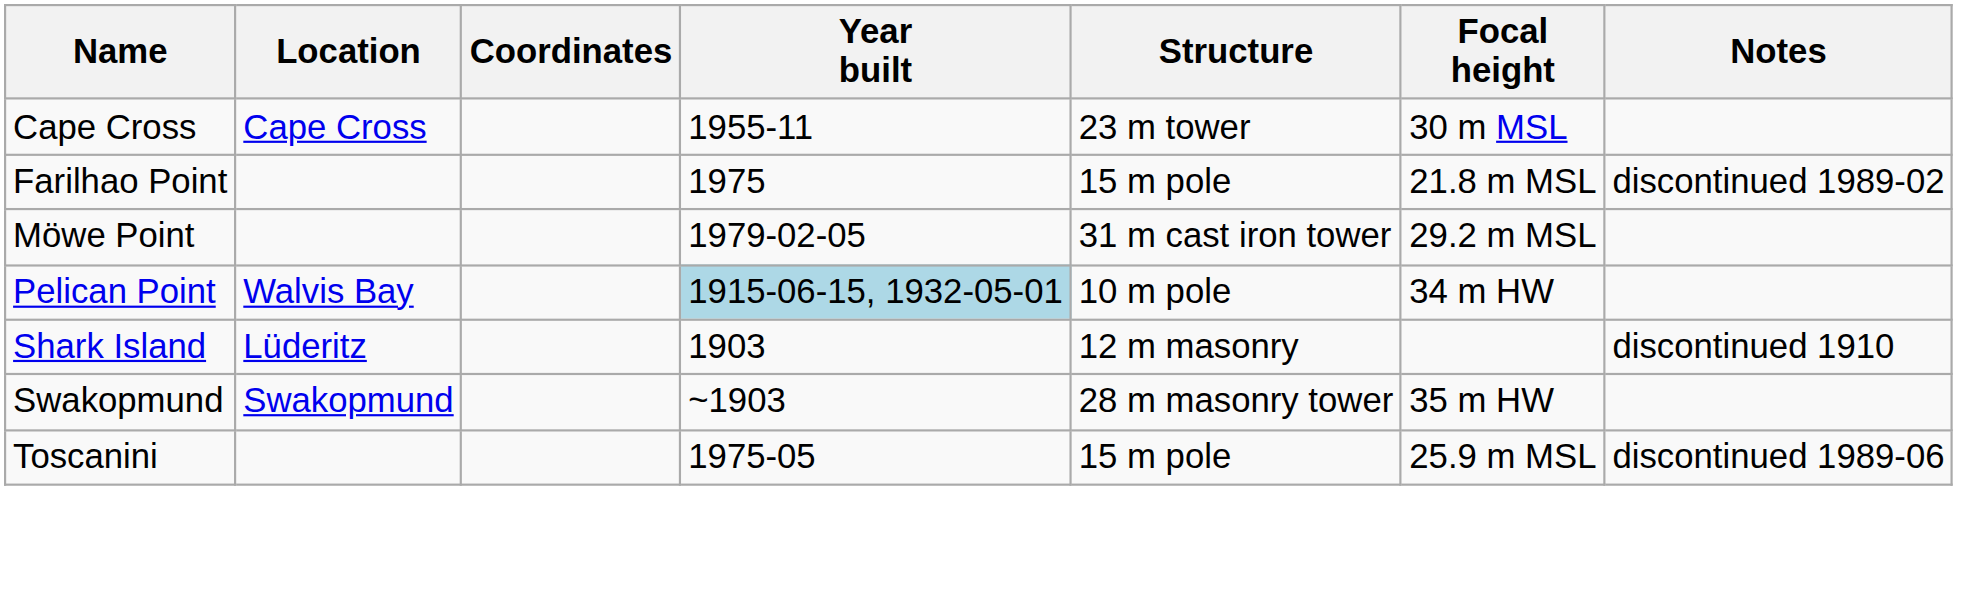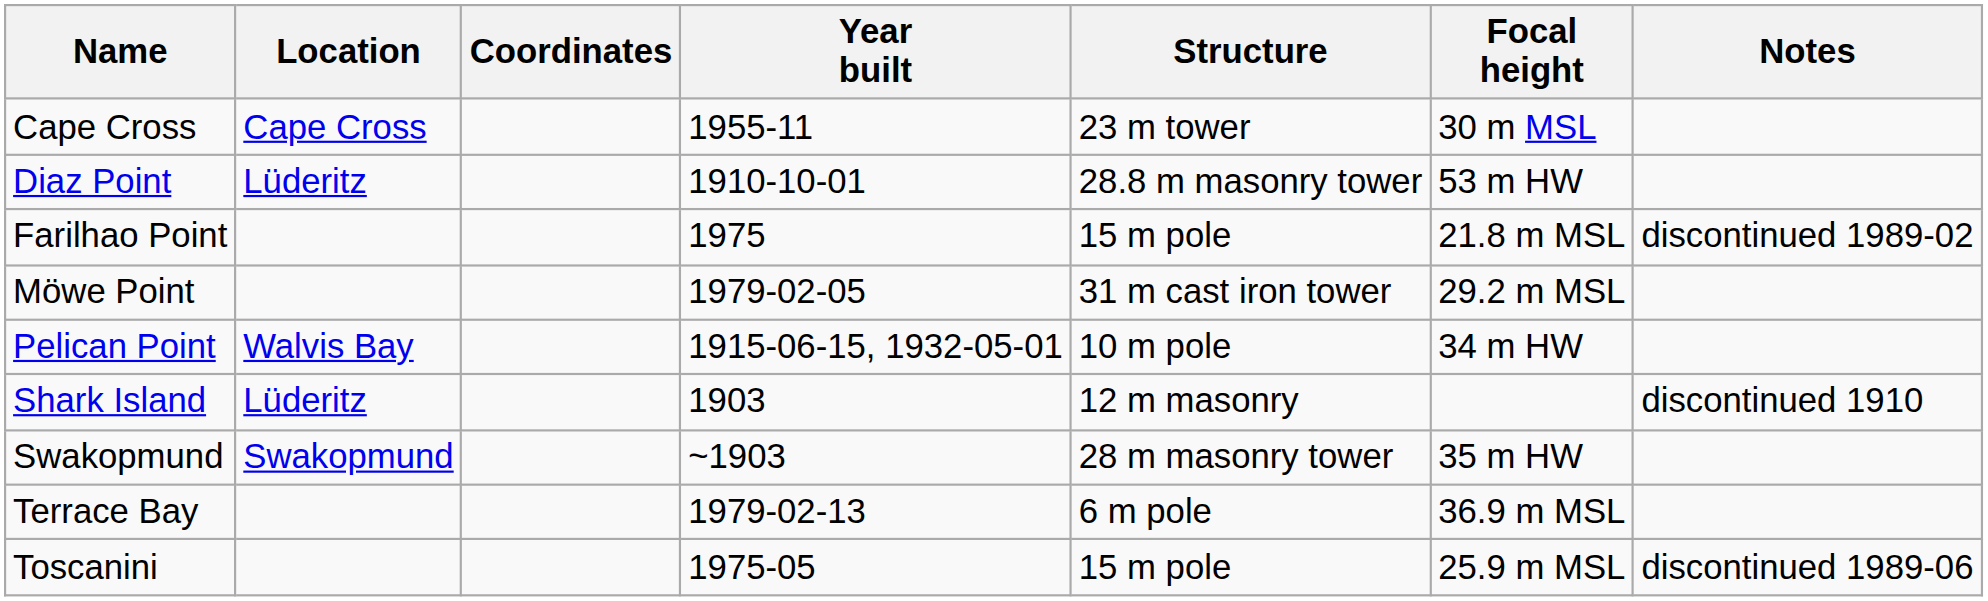+ row: (92, 181)
(876, 291) lightblue background -> (876, 346) no background
+ row: (106, 511)
